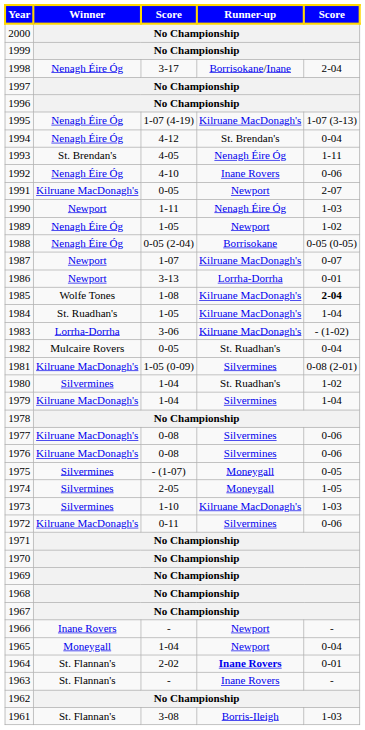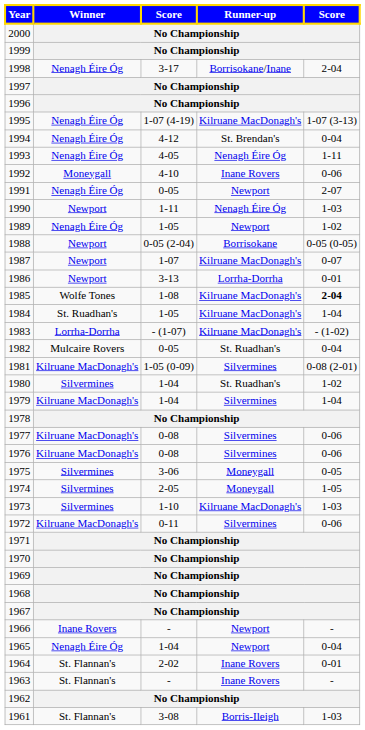(87, 156) St. Brendan's -> (87, 156) Nenagh Éire Óg
(87, 173) Nenagh Éire Óg -> (87, 173) Moneygall
(87, 191) Kilruane MacDonagh's -> (87, 191) Nenagh Éire Óg
(87, 243) Nenagh Éire Óg -> (87, 243) Newport
(169, 331) 3-06 -> (169, 331) - (1-07)
(169, 471) - (1-07) -> (169, 471) 3-06
(87, 646) Moneygall -> (87, 646) Nenagh Éire Óg
(250, 663) bold -> (250, 663) normal
